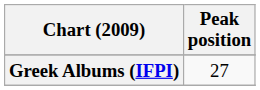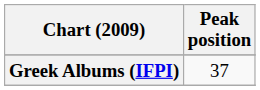(219, 70) 27 -> (219, 70) 37
